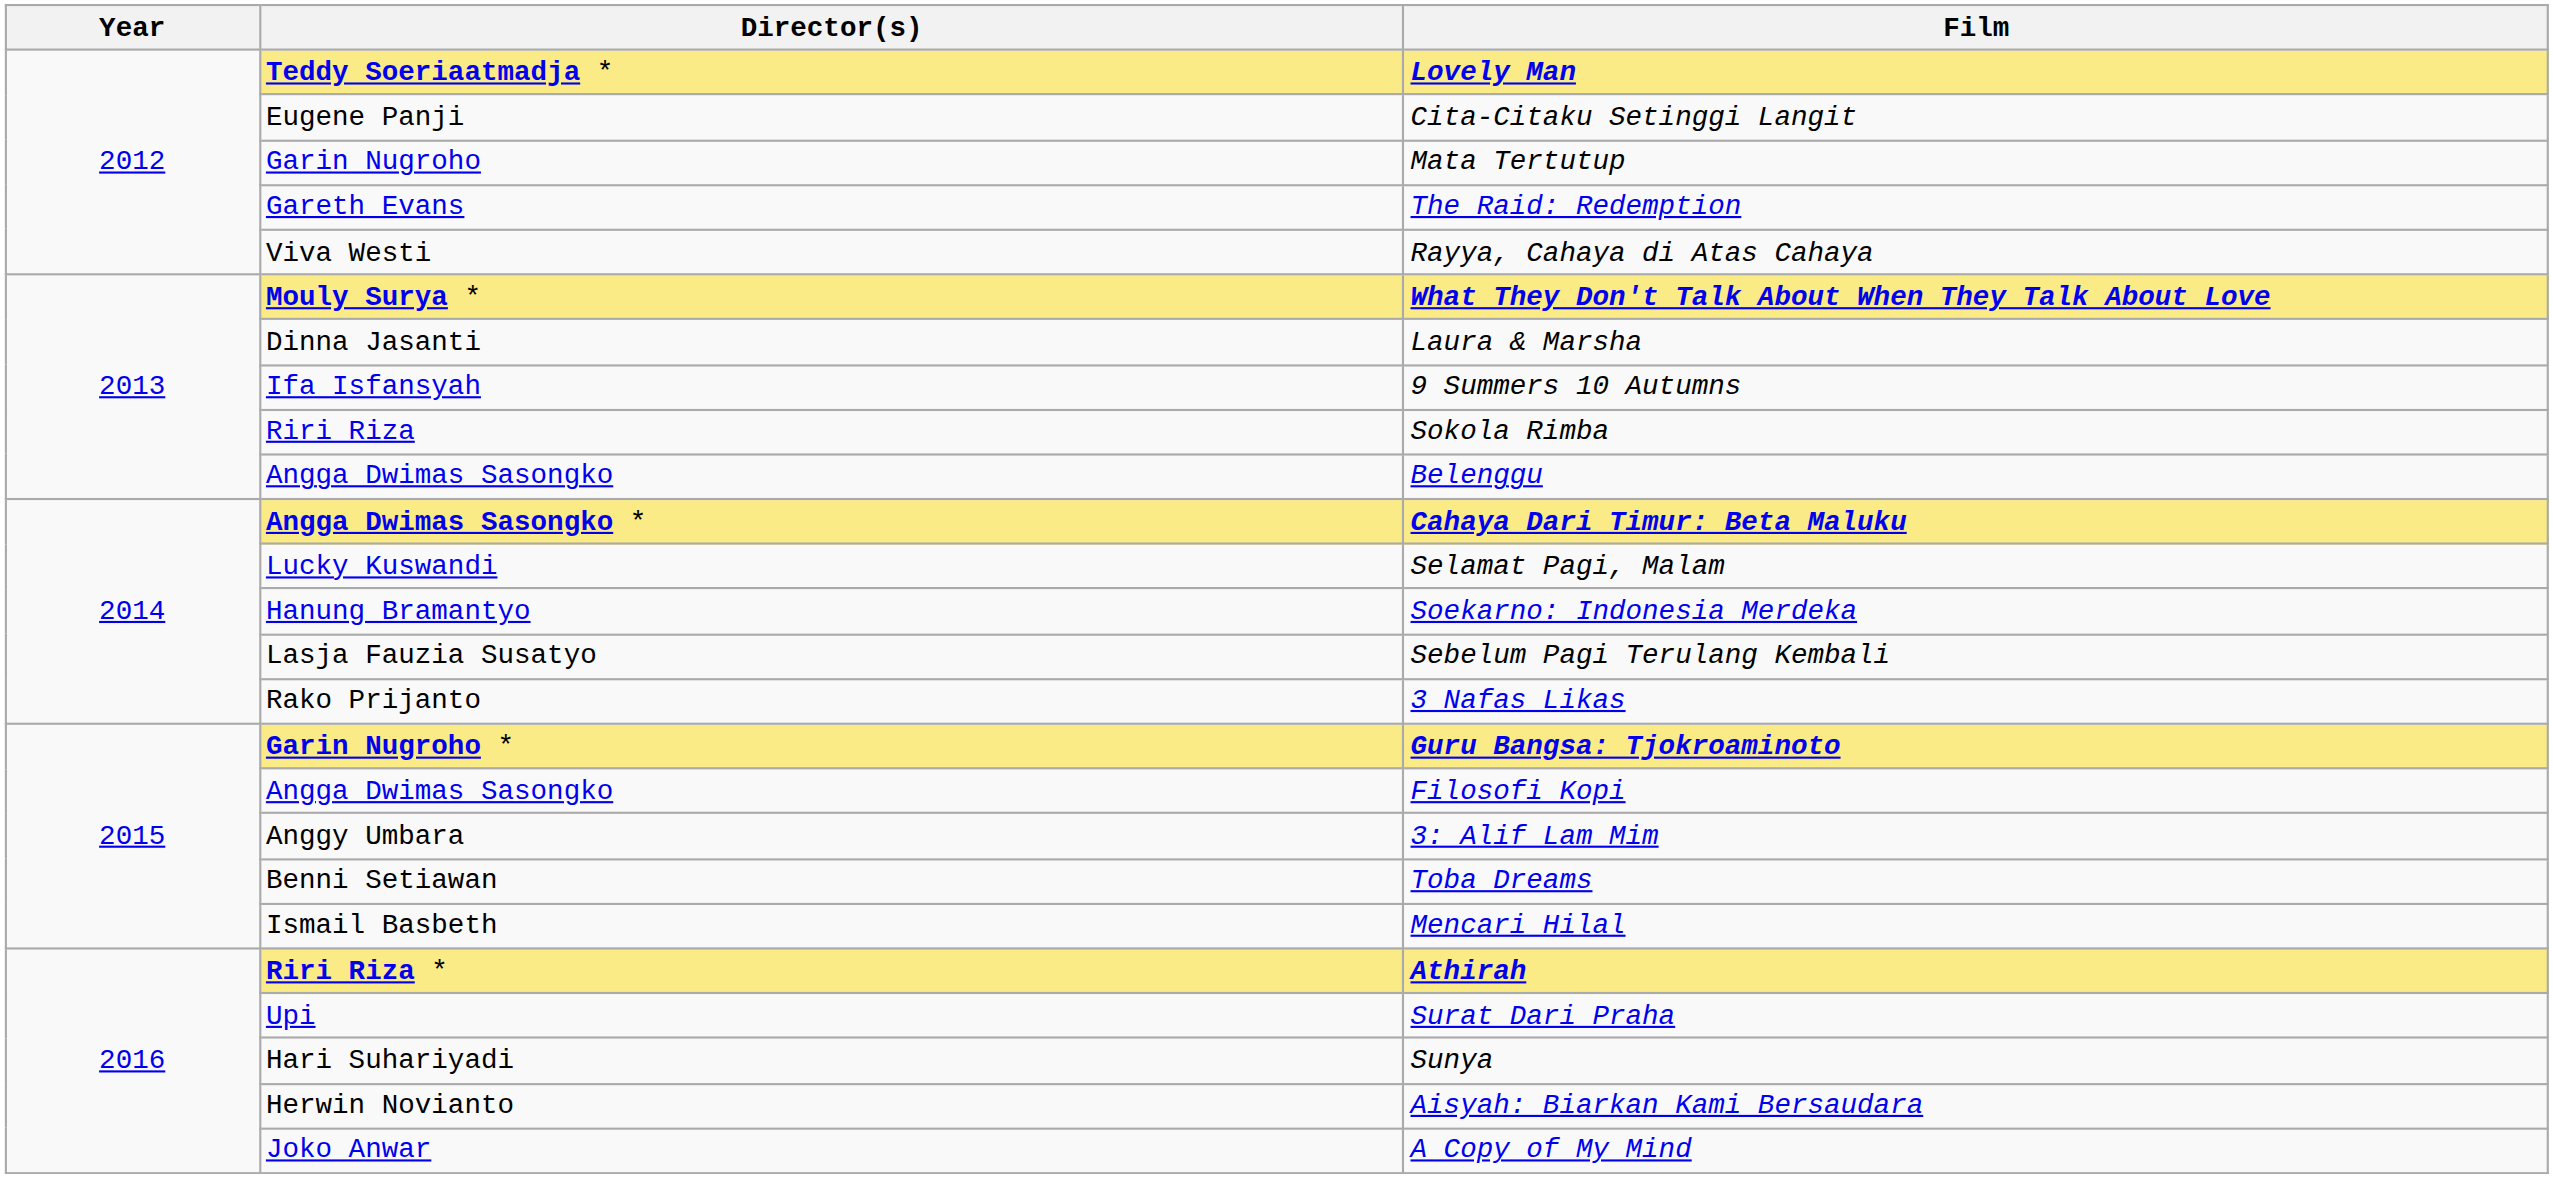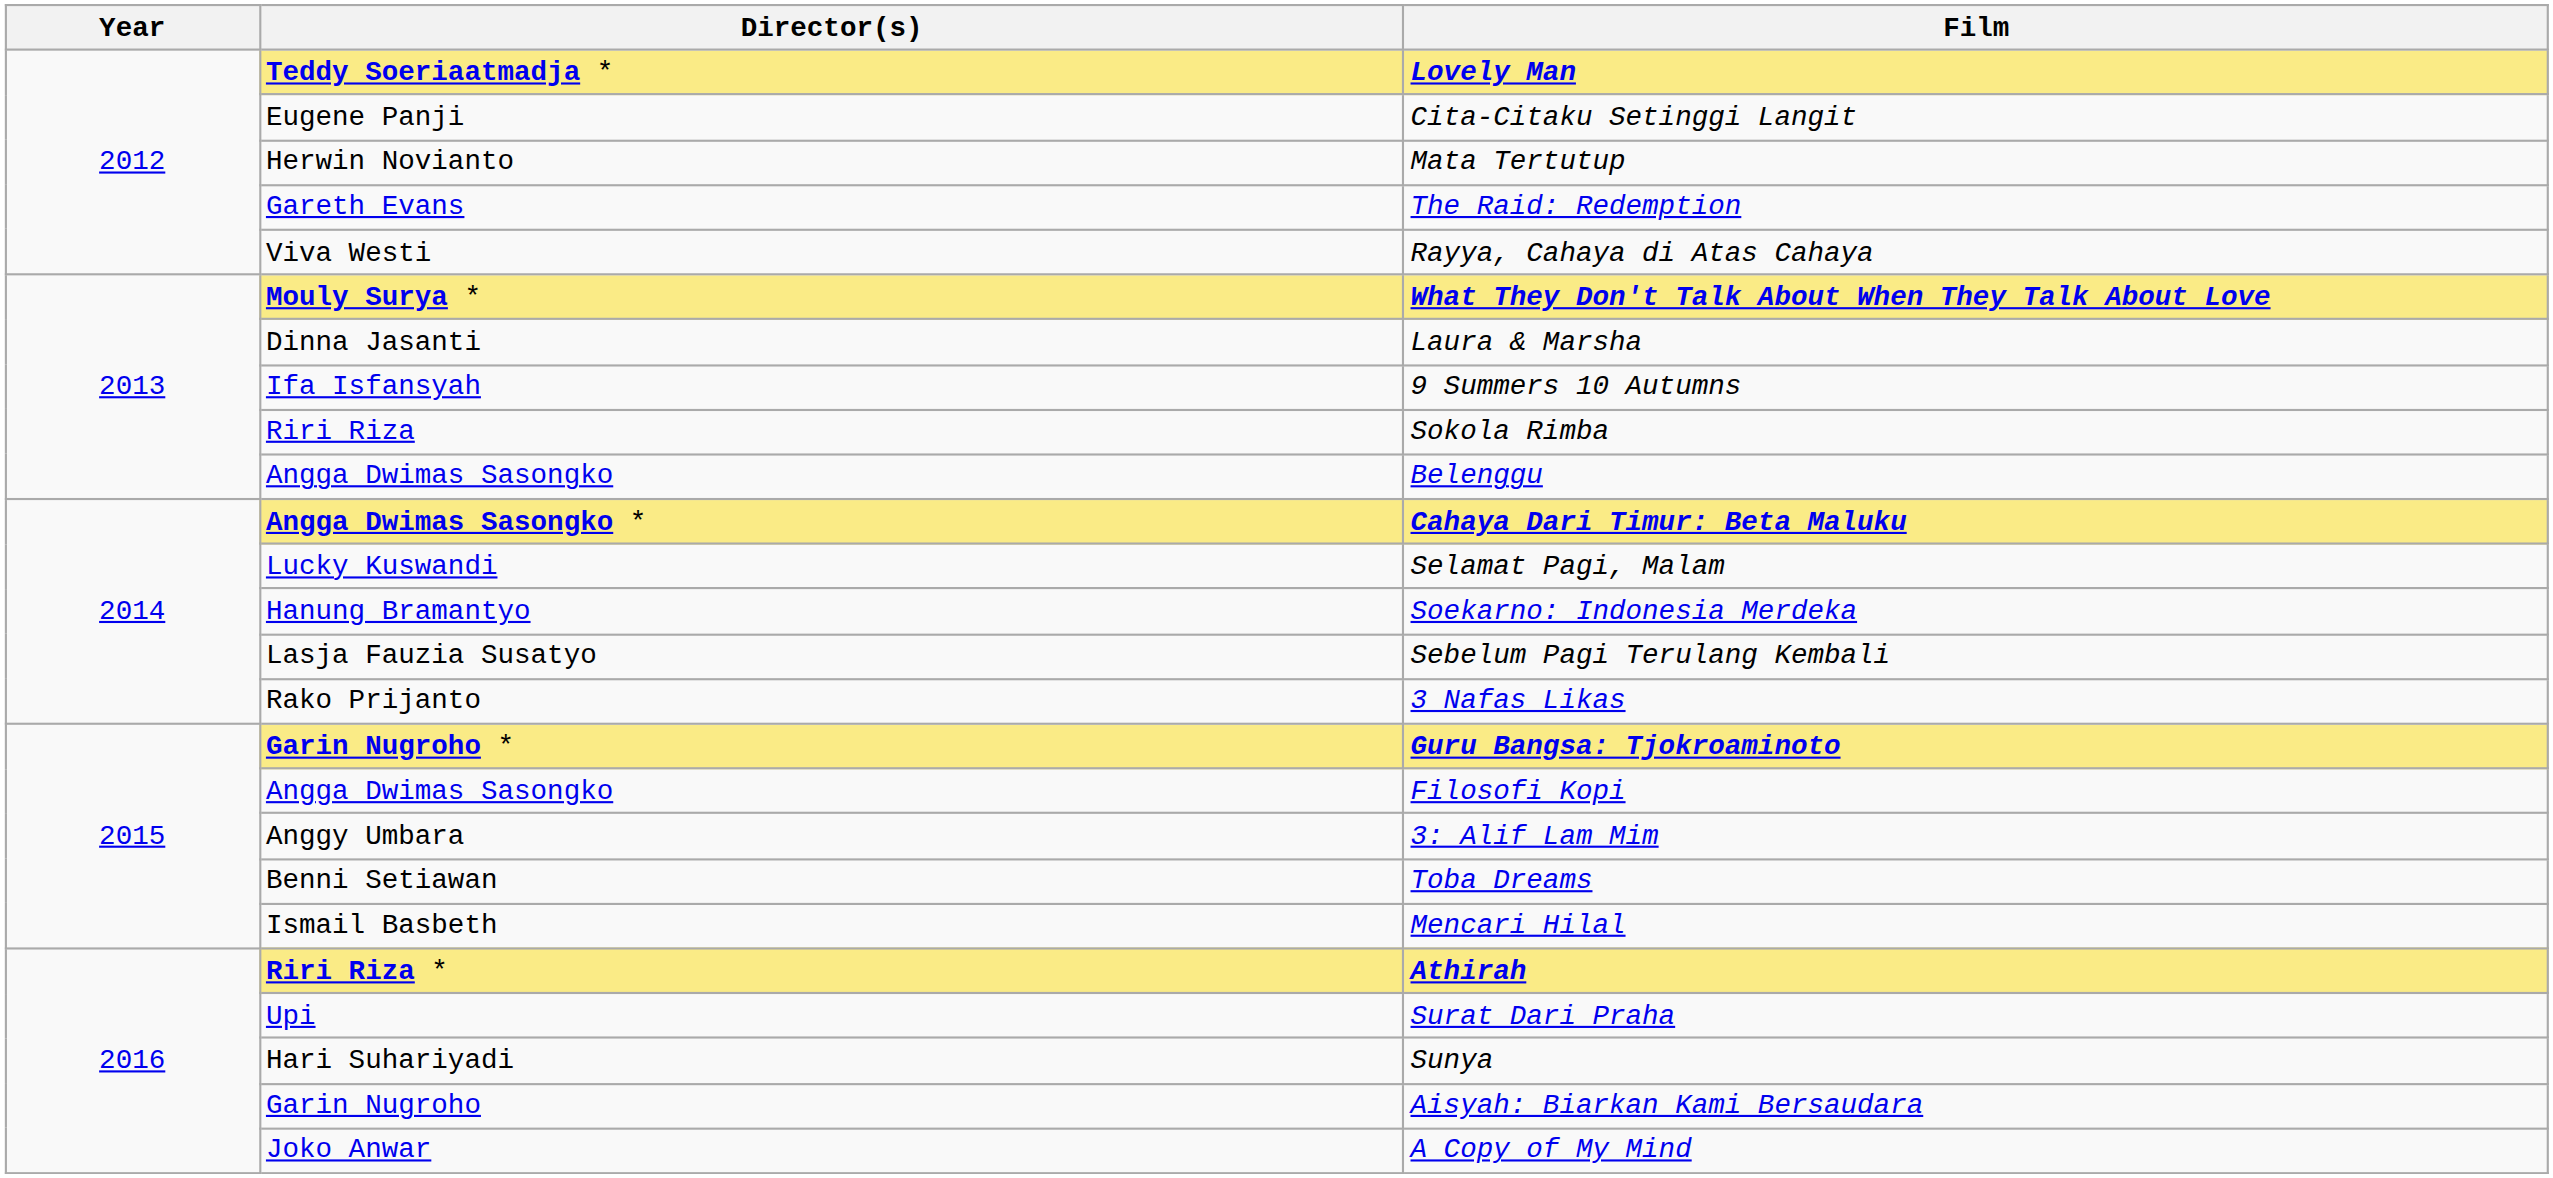(373, 162) Garin Nugroho -> (390, 162) Herwin Novianto
(390, 1106) Herwin Novianto -> (373, 1106) Garin Nugroho
